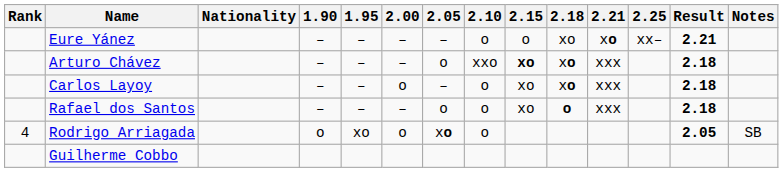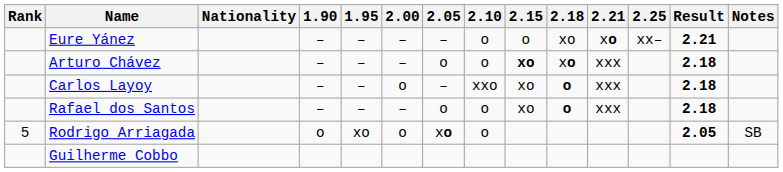(485, 63) xxo -> (485, 63) o
(485, 86) o -> (485, 86) xxo
(567, 86) xo -> (567, 86) o
(25, 133) 4 -> (25, 133) 5
